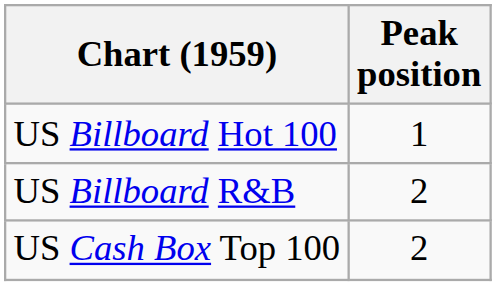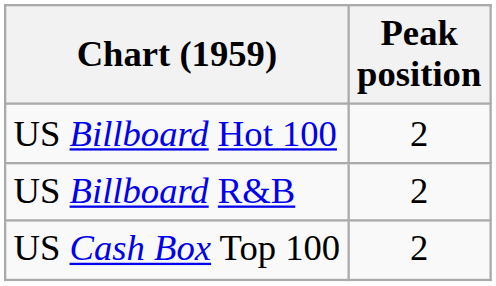(419, 132) 1 -> (419, 132) 2
